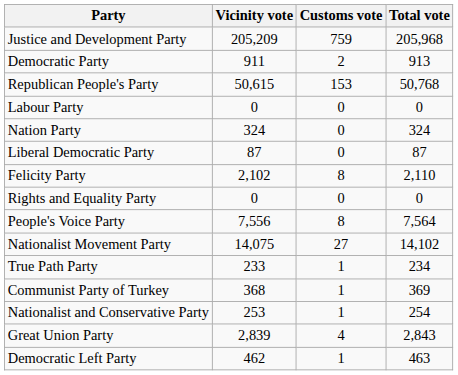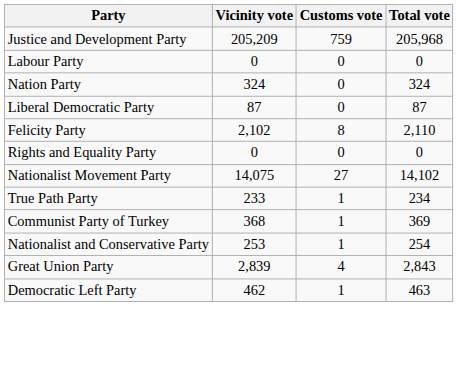- row: (58, 61)
- row: (83, 84)
- row: (66, 221)
